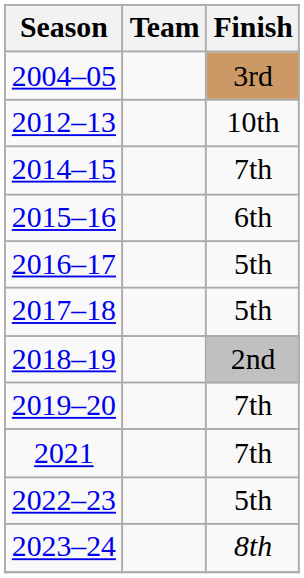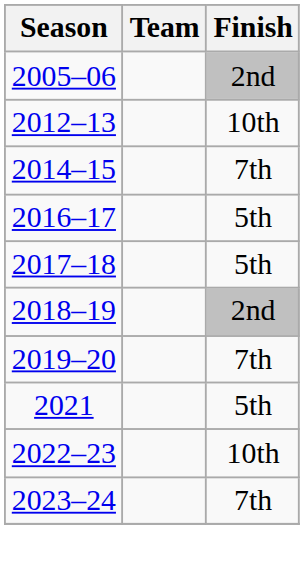- row: (64, 75)
+ row: (64, 75)
- row: (64, 216)
(253, 452) 7th -> (253, 405) 5th
(253, 500) 5th -> (253, 452) 10th
(253, 547) 8th -> (253, 500) 7th
